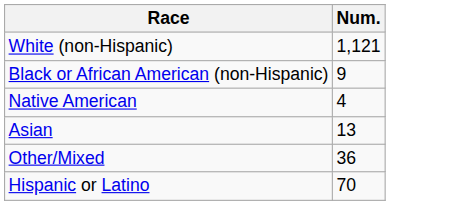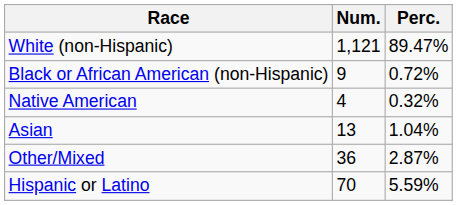+ column: (419, 18)
